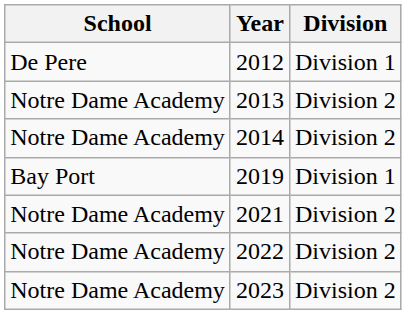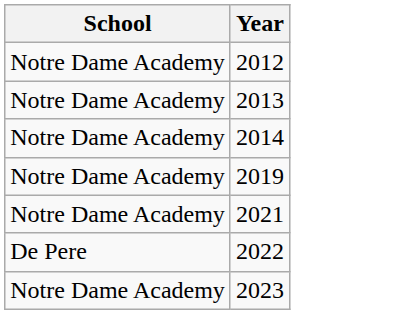- column: (345, 23)
(49, 61) De Pere -> (118, 61) Notre Dame Academy
(53, 175) Bay Port -> (118, 175) Notre Dame Academy
(118, 251) Notre Dame Academy -> (49, 251) De Pere
